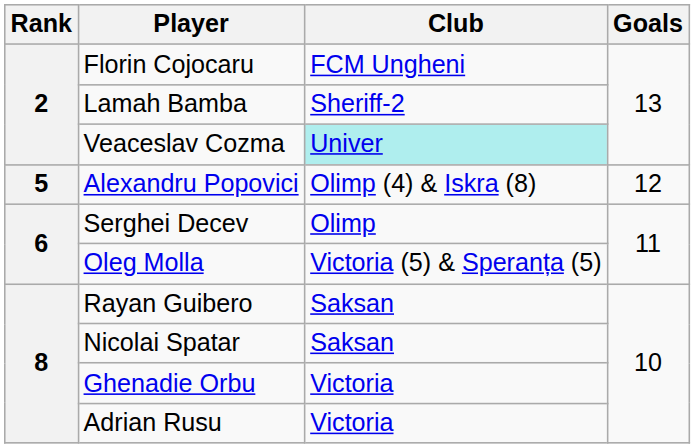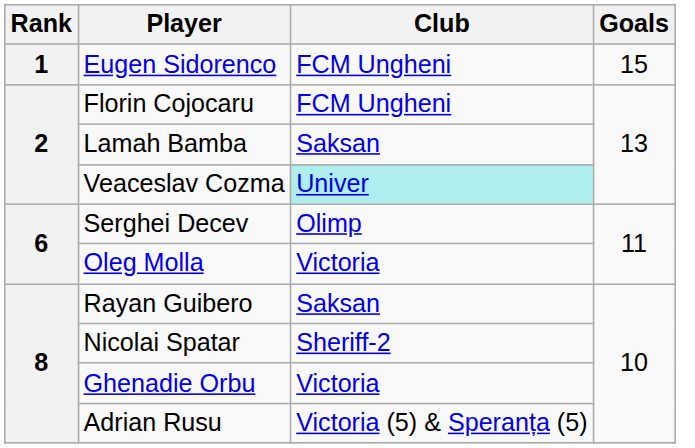+ row: (180, 64)
(357, 104) Sheriff-2 -> (338, 143) Saksan
- row: (191, 183)
(456, 263) Victoria (5) & Speranța (5) -> (338, 263) Victoria
(352, 343) Saksan -> (343, 343) Sheriff-2
(352, 422) Victoria -> (442, 422) Victoria (5) & Speranța (5)
